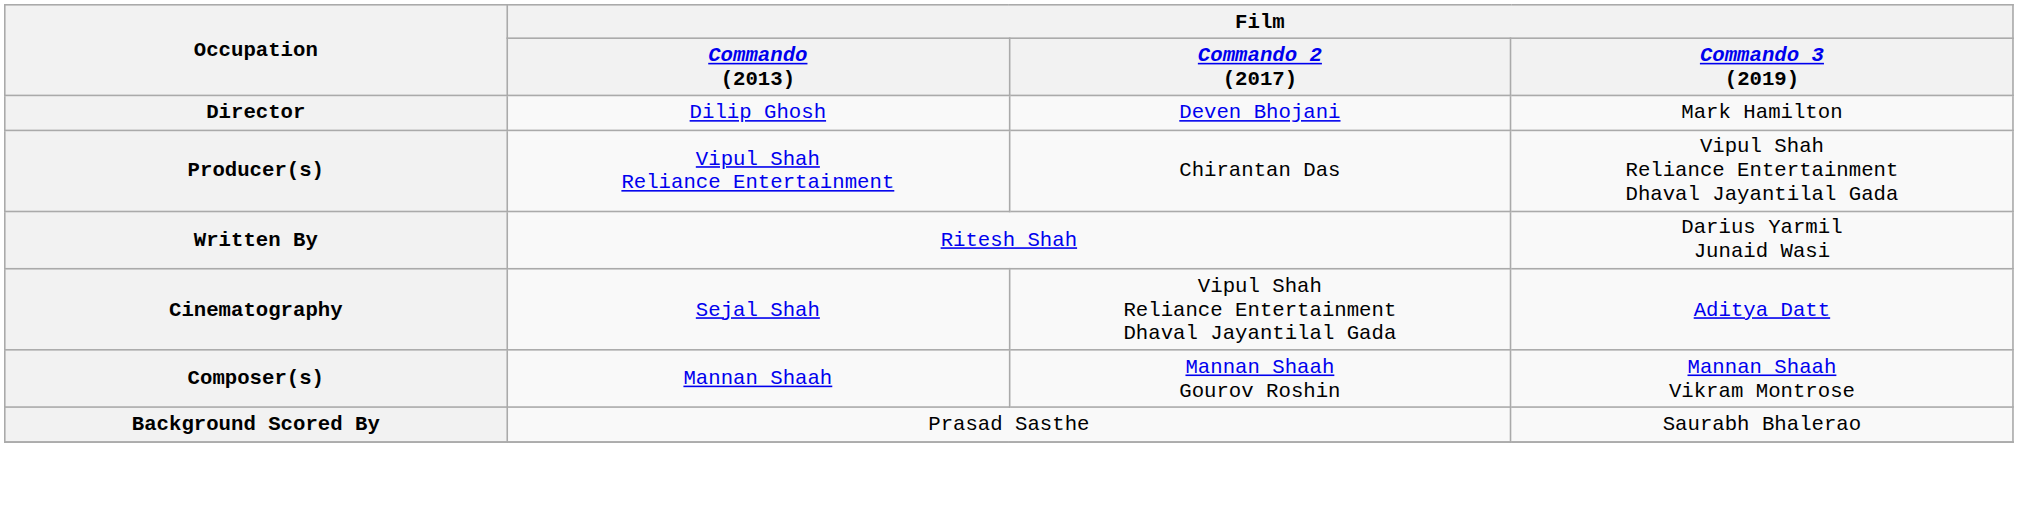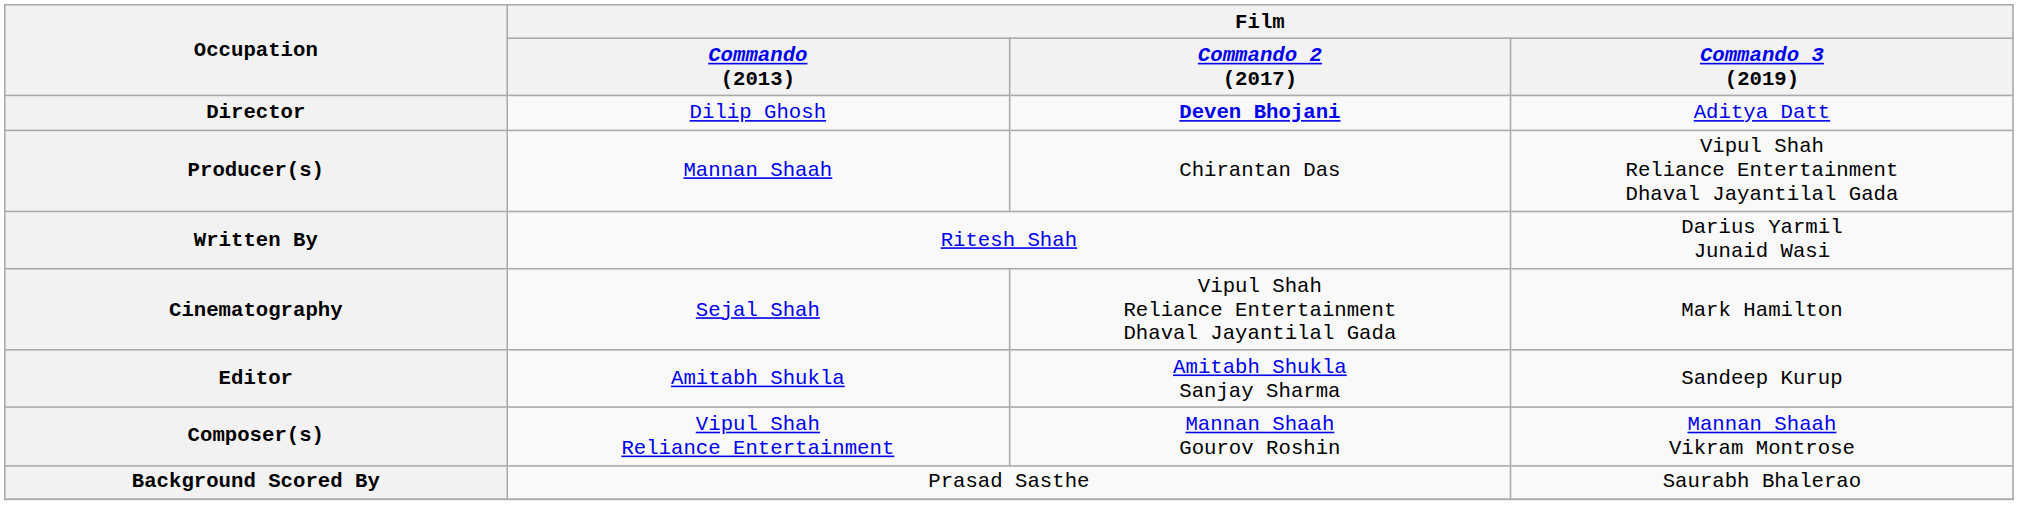(1260, 113) normal -> (1260, 113) bold
(1762, 113) Mark Hamilton -> (1762, 113) Aditya Datt
(758, 170) Vipul Shah Reliance Entertainment -> (758, 170) Mannan Shaah
(1762, 309) Aditya Datt -> (1762, 309) Mark Hamilton
+ row: (256, 379)
(758, 379) Mannan Shaah -> (758, 436) Vipul Shah Reliance Entertainment
